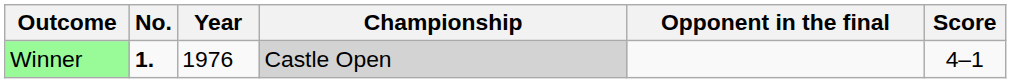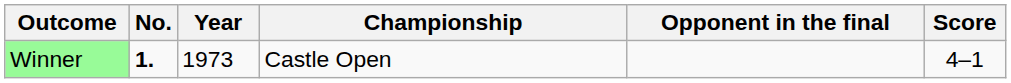(208, 58) 1976 -> (208, 58) 1973
(328, 58) lightgrey background -> (328, 58) no background
